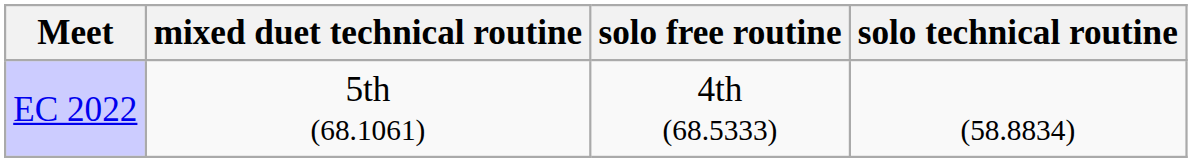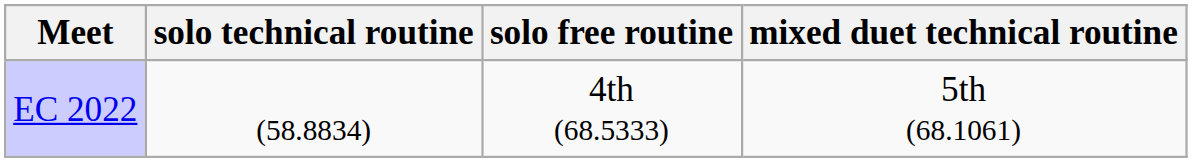columns swapped: (1018, 32) <-> (368, 32)
